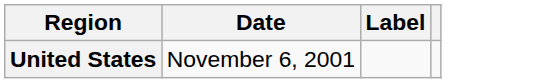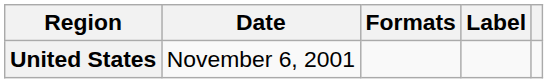+ column: (411, 22)
